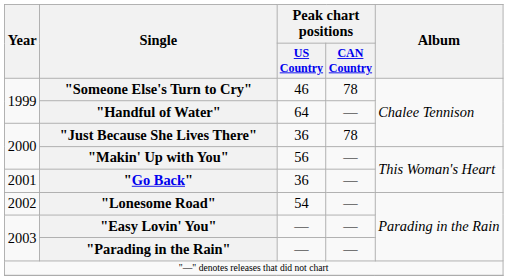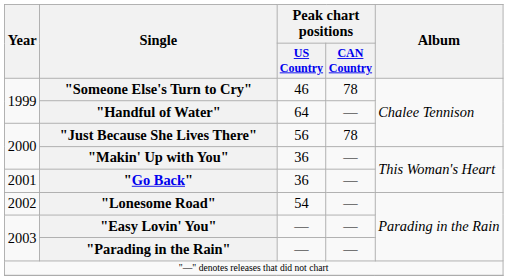(301, 135) 36 -> (301, 135) 56
(301, 157) 56 -> (301, 157) 36
